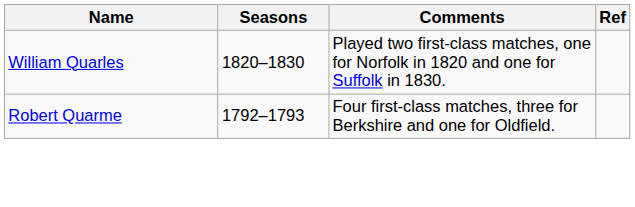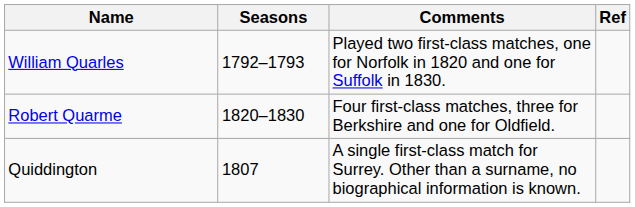(263, 62) 1820–1830 -> (263, 62) 1792–1793
(263, 116) 1792–1793 -> (263, 116) 1820–1830
+ row: (53, 170)
